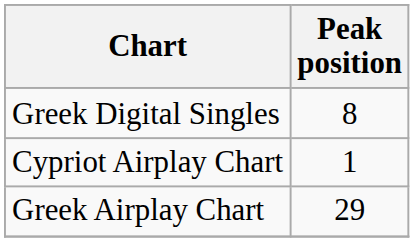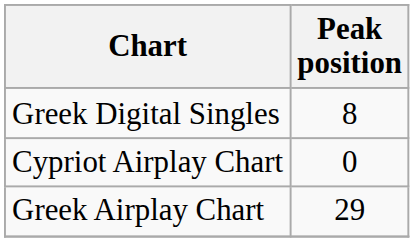(350, 161) 1 -> (350, 161) 0
